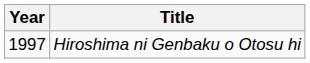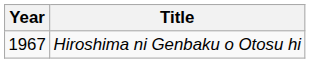(27, 44) 1997 -> (27, 44) 1967
